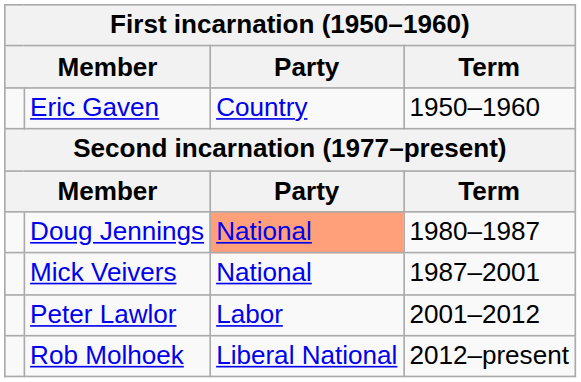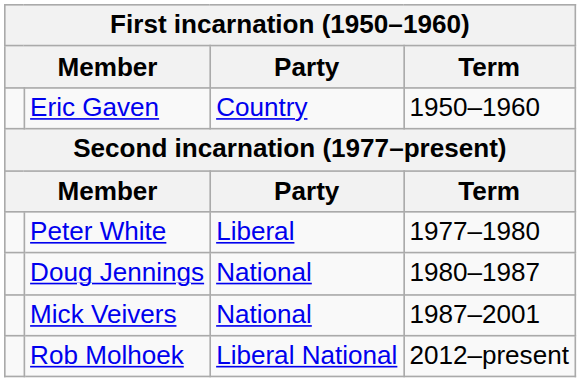+ row: (98, 231)
(264, 231) lightsalmon background -> (264, 273) no background
- row: (103, 314)
